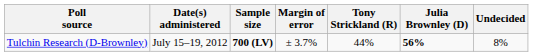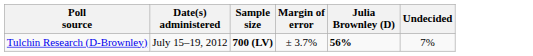- column: (364, 19)
(501, 42) 8% -> (428, 42) 7%
